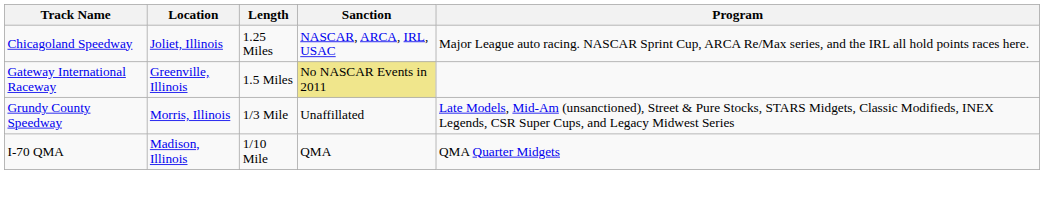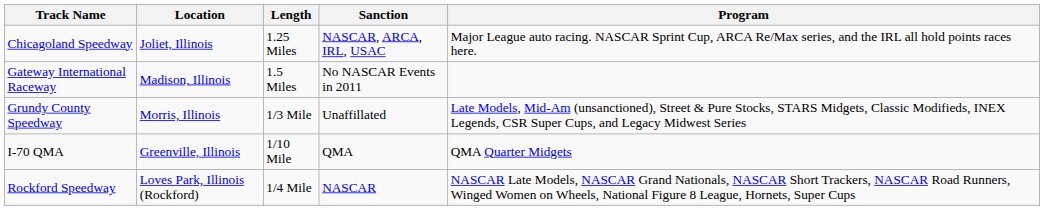(180, 79) Greenville, Illinois -> (185, 79) Madison, Illinois
(364, 79) khaki background -> (379, 79) no background
(175, 151) Madison, Illinois -> (190, 151) Greenville, Illinois
+ row: (62, 187)
